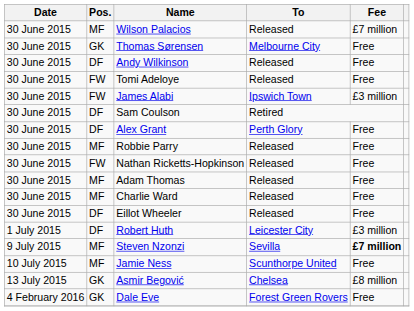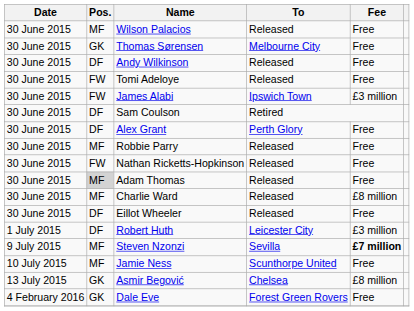(375, 29) £7 million -> (363, 29) Free
(97, 180) no background -> (97, 180) lightgrey background
(363, 197) Free -> (375, 197) £8 million
